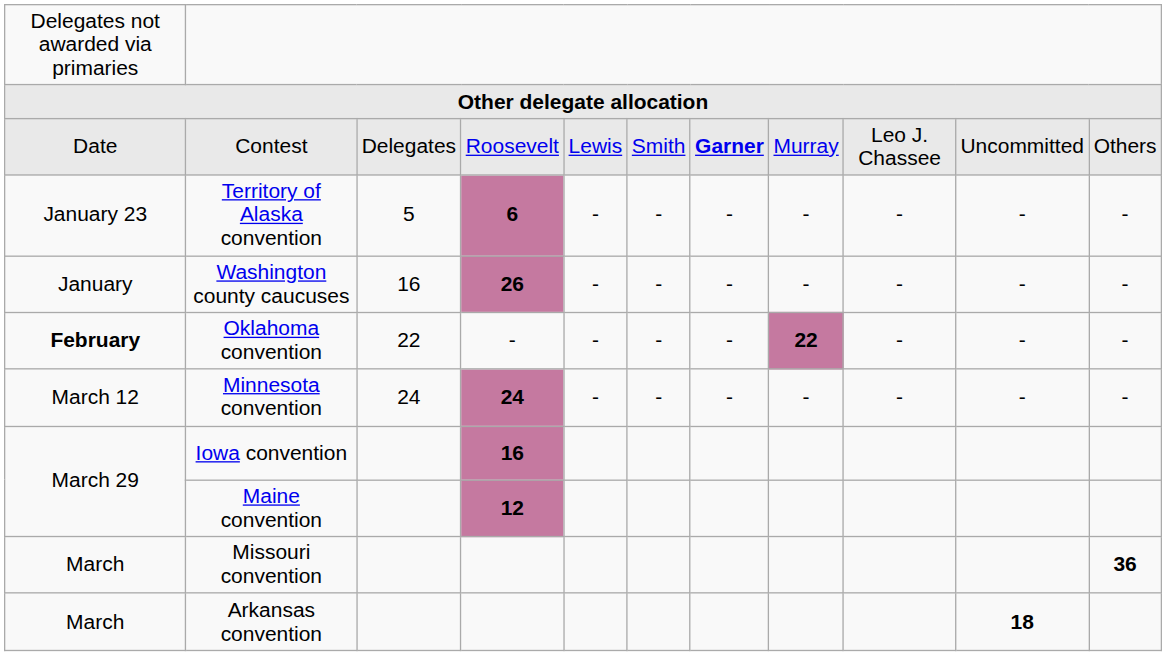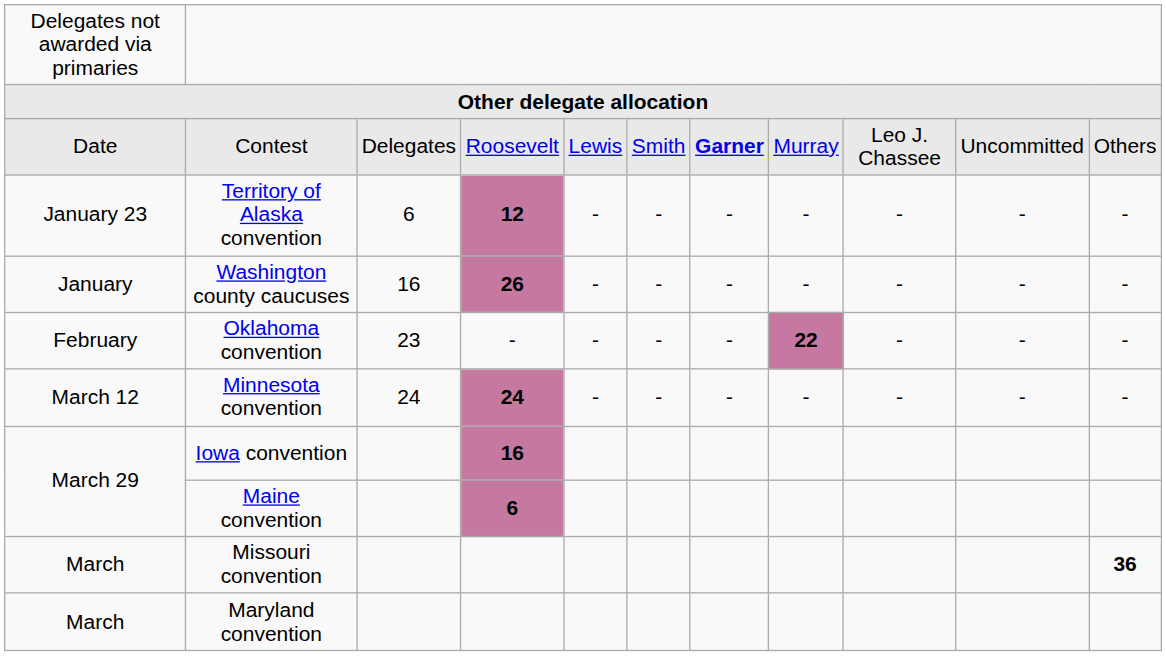(409, 215) 5 -> (409, 215) 6
(512, 215) 6 -> (512, 215) 12
(95, 340) bold -> (95, 340) normal
(409, 340) 22 -> (409, 340) 23
(512, 507) 12 -> (512, 507) 6
+ row: (271, 621)
- row: (271, 621)
